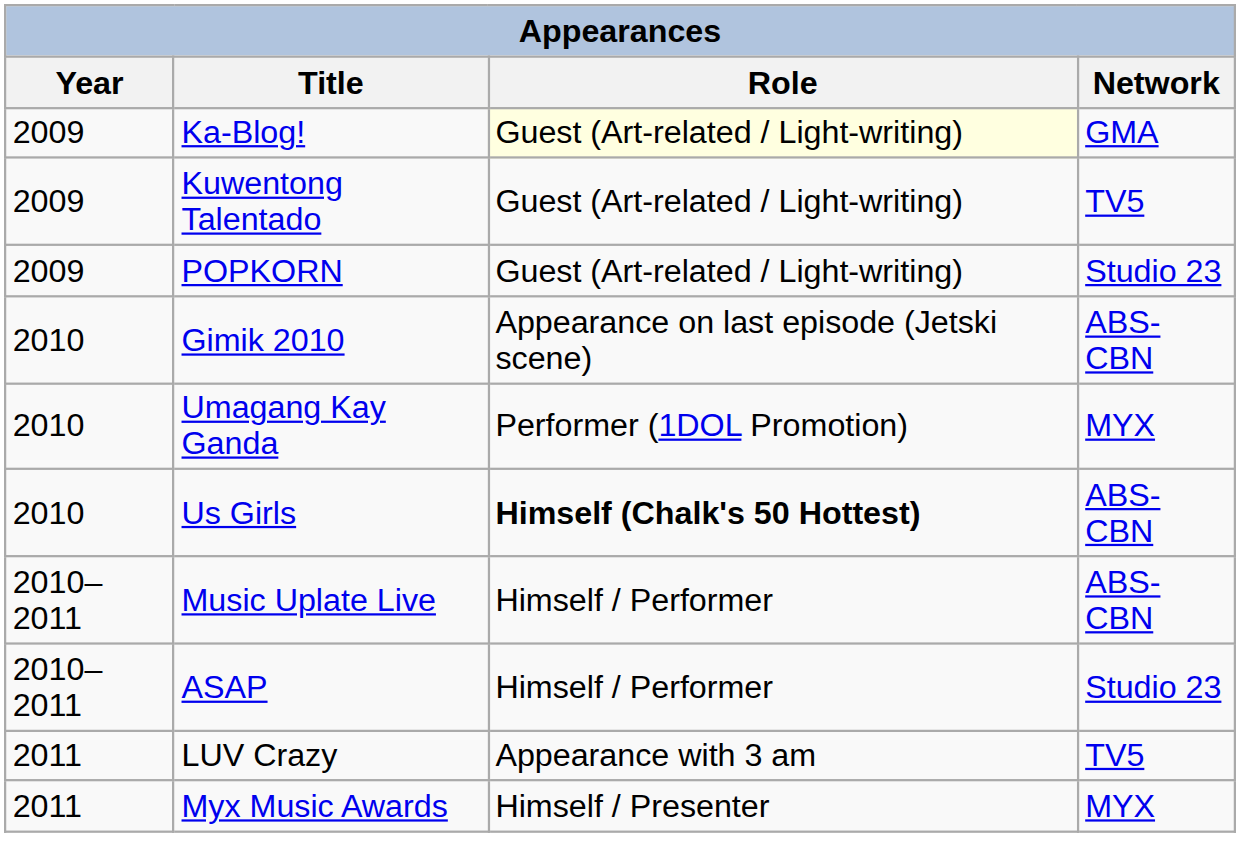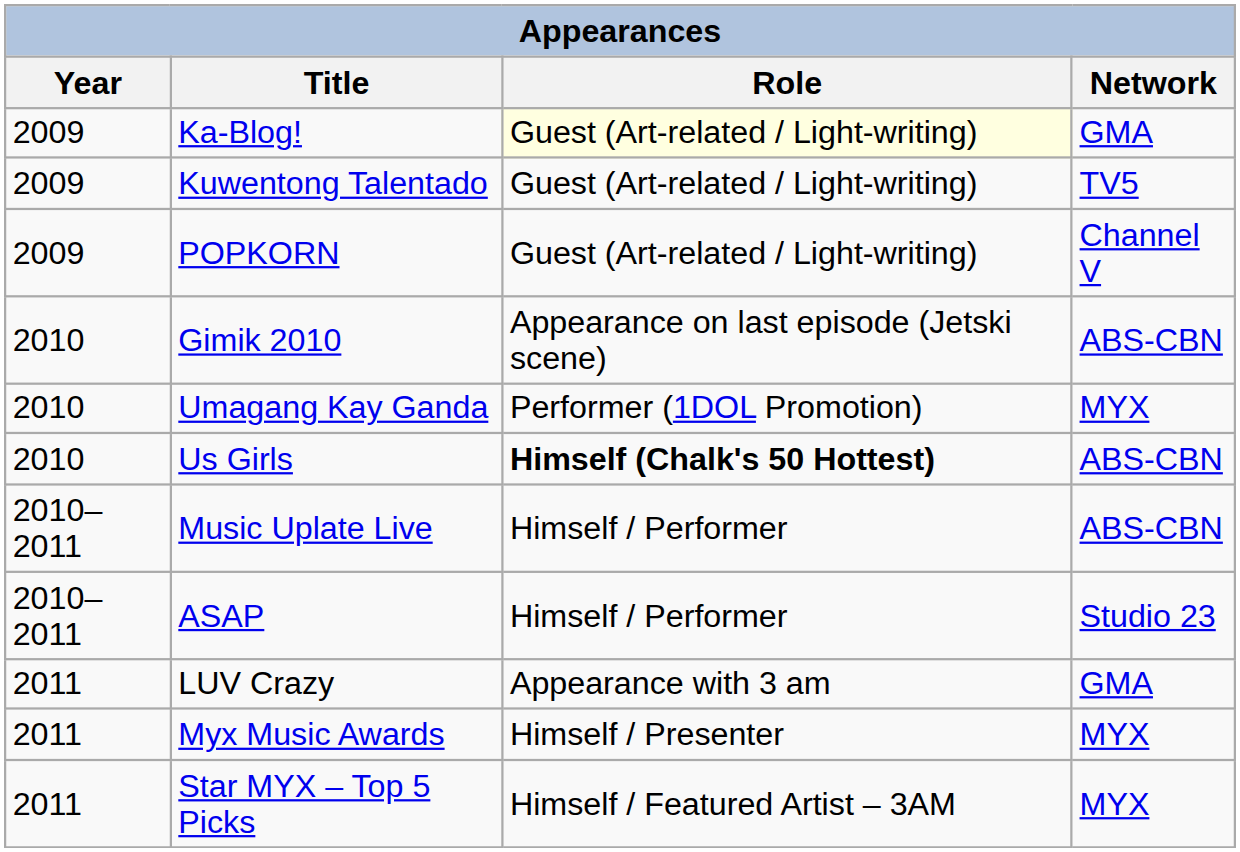(1153, 271) Studio 23 -> (1140, 253) Channel V
(1115, 756) TV5 -> (1116, 684) GMA
+ row: (304, 804)
